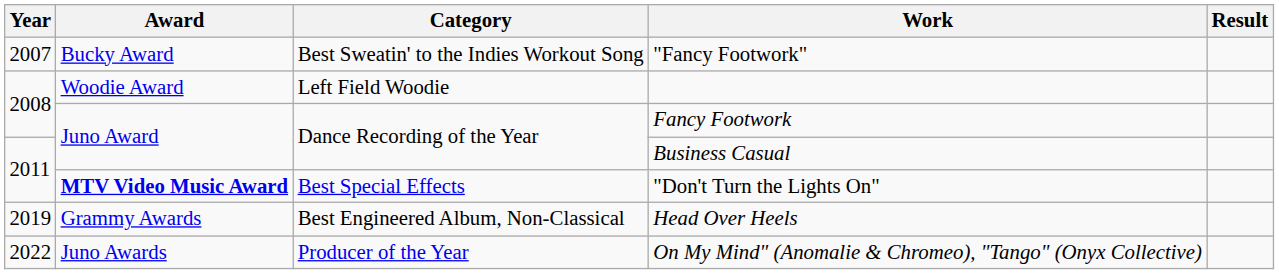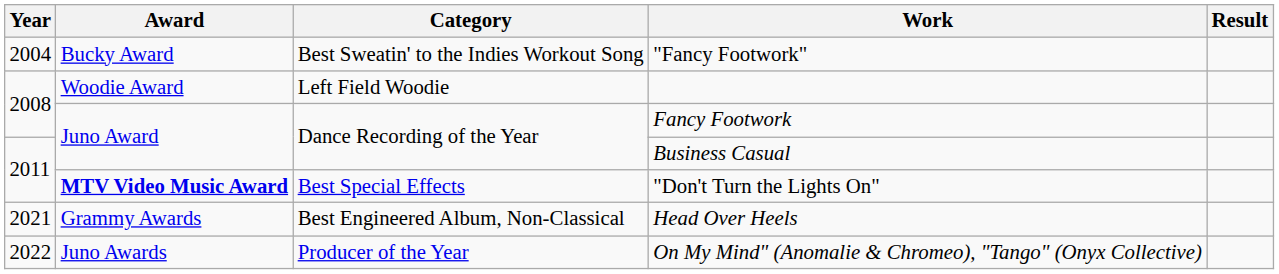(30, 53) 2007 -> (30, 53) 2004
(30, 218) 2019 -> (30, 218) 2021
